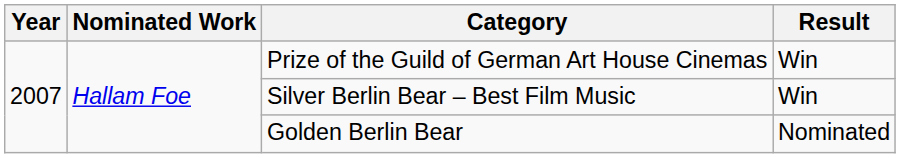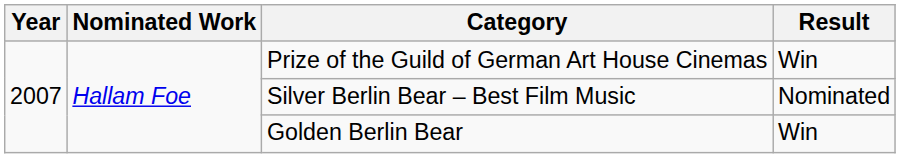(798, 96) Win -> (834, 96) Nominated
(834, 133) Nominated -> (798, 133) Win
